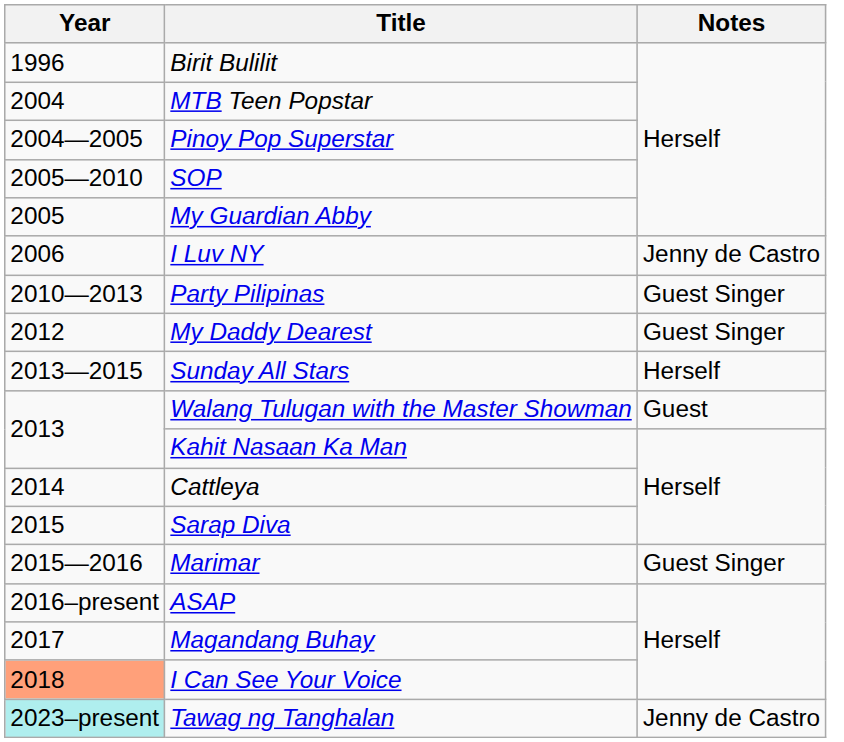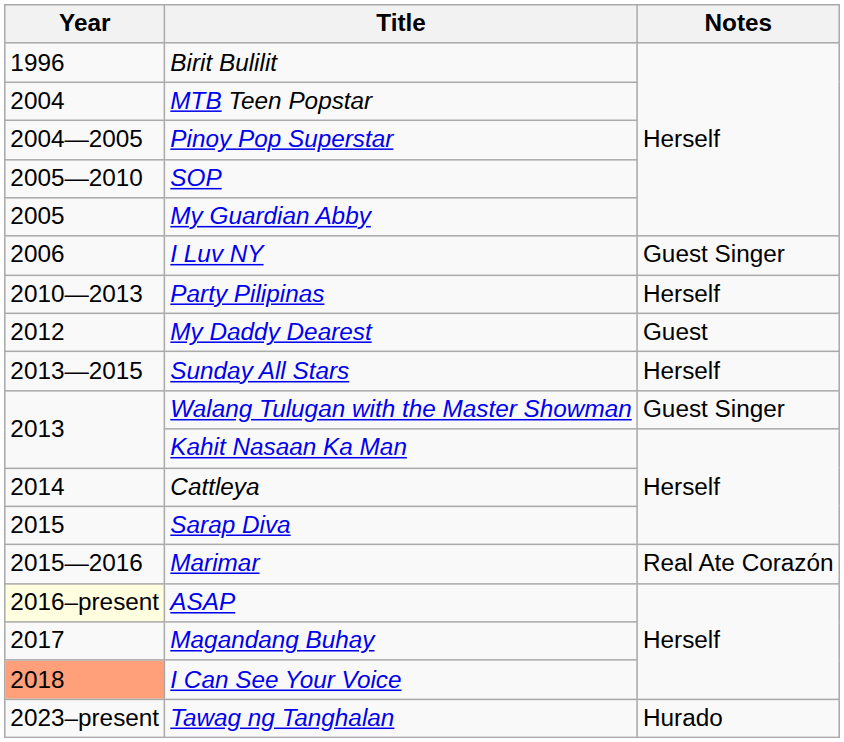(731, 255) Jenny de Castro -> (714, 255) Guest Singer
(714, 293) Guest Singer -> (681, 293) Herself
(714, 332) Guest Singer -> (675, 332) Guest
(675, 409) Guest -> (714, 409) Guest Singer
(714, 563) Guest Singer -> (738, 563) Real Ate Corazón
(85, 602) no background -> (85, 602) lightyellow background
(85, 718) paleturquoise background -> (85, 718) no background
(731, 718) Jenny de Castro -> (683, 718) Hurado
